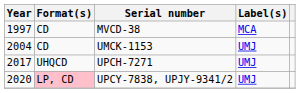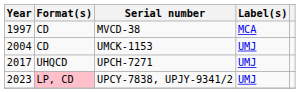(19, 80) 2020 -> (19, 80) 2023
